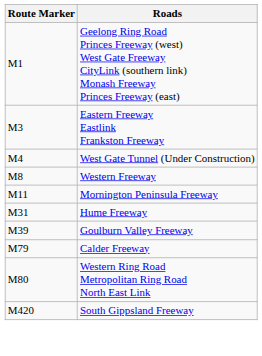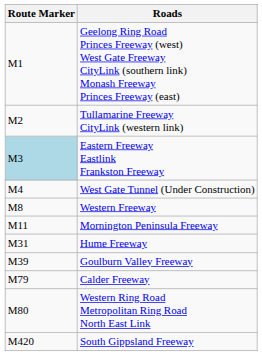+ row: (132, 121)
(15, 127) no background -> (15, 158) lightblue background
